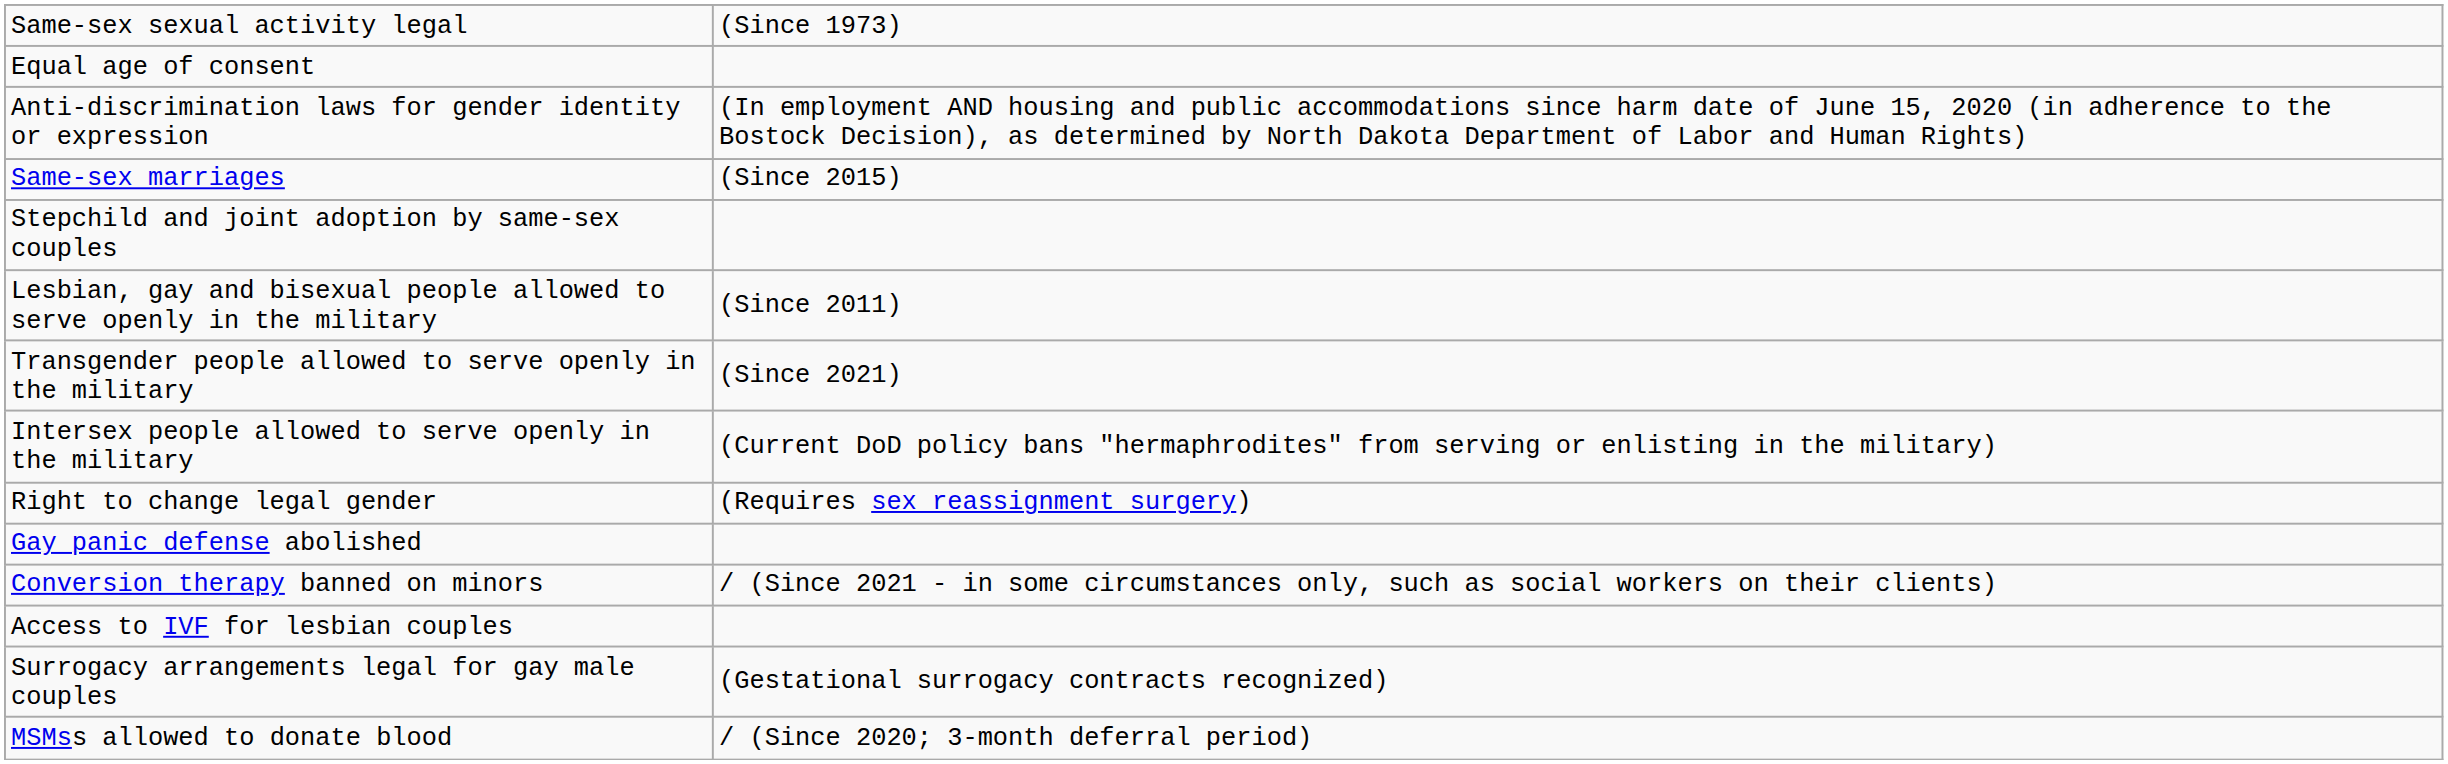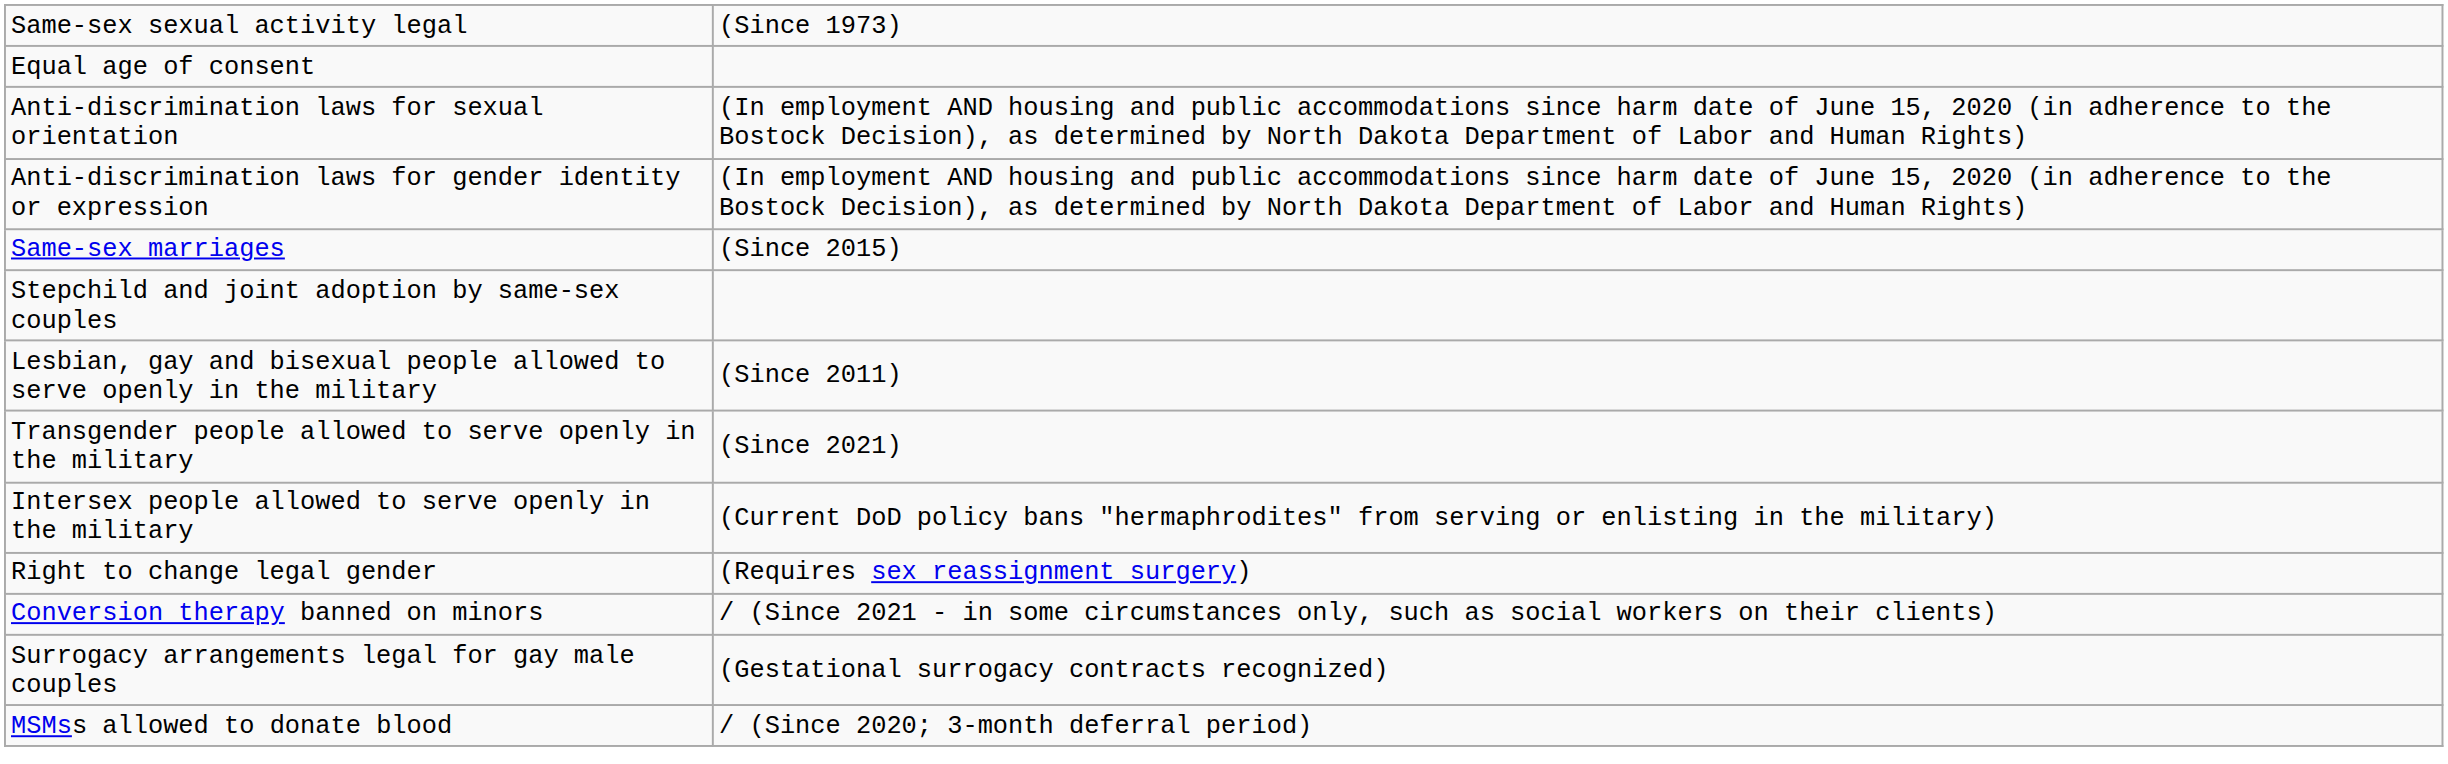+ row: (277, 123)
- row: (216, 544)
- row: (262, 626)
